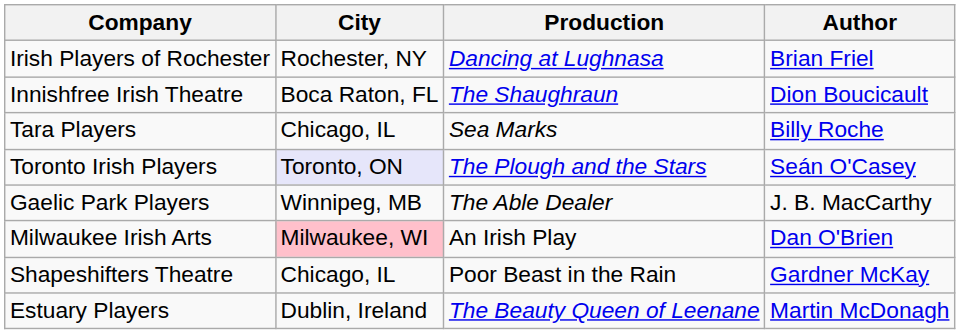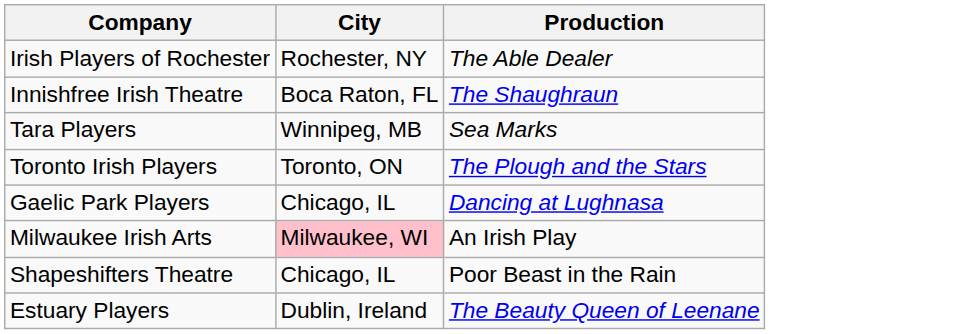- column: (860, 22)
(556, 58) Dancing at Lughnasa -> (531, 58) The Able Dealer
(338, 130) Chicago, IL -> (351, 130) Winnipeg, MB
(342, 166) lavender background -> (342, 166) no background
(351, 202) Winnipeg, MB -> (338, 202) Chicago, IL
(531, 202) The Able Dealer -> (556, 202) Dancing at Lughnasa
